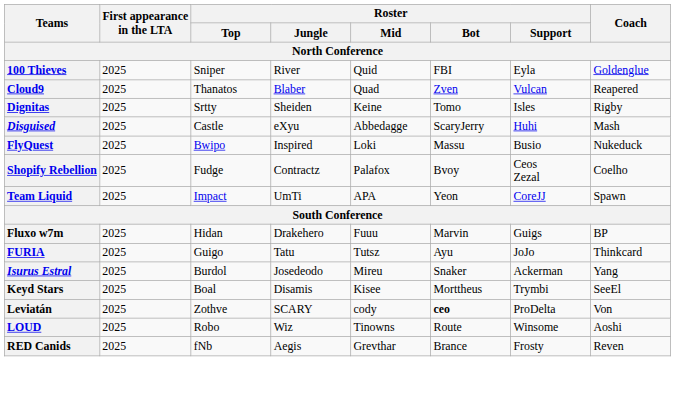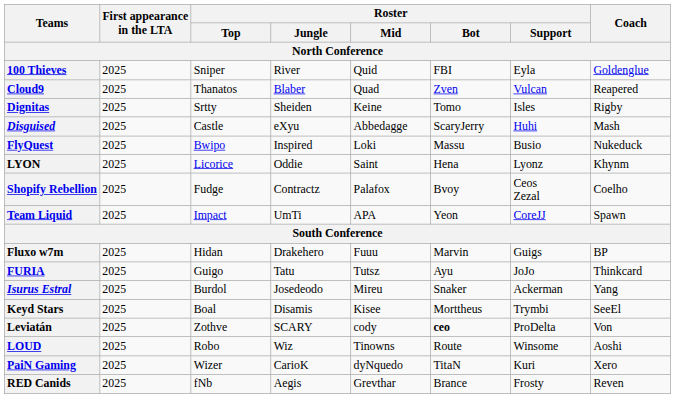+ row: (24, 164)
+ row: (41, 365)
